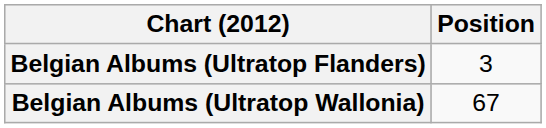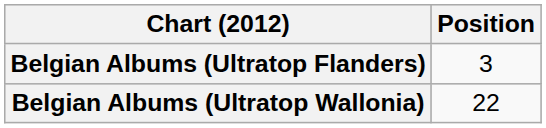(486, 102) 67 -> (486, 102) 22
